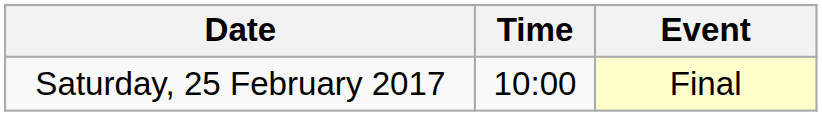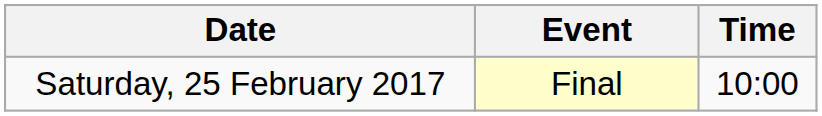columns swapped: (535, 30) <-> (706, 30)
